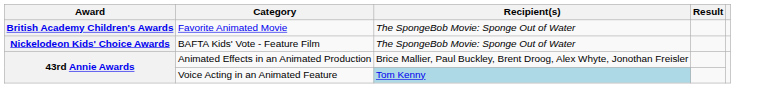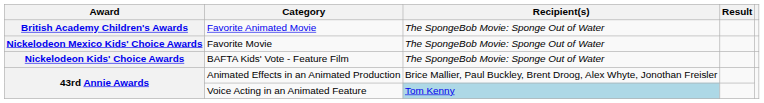+ row: (240, 43)
